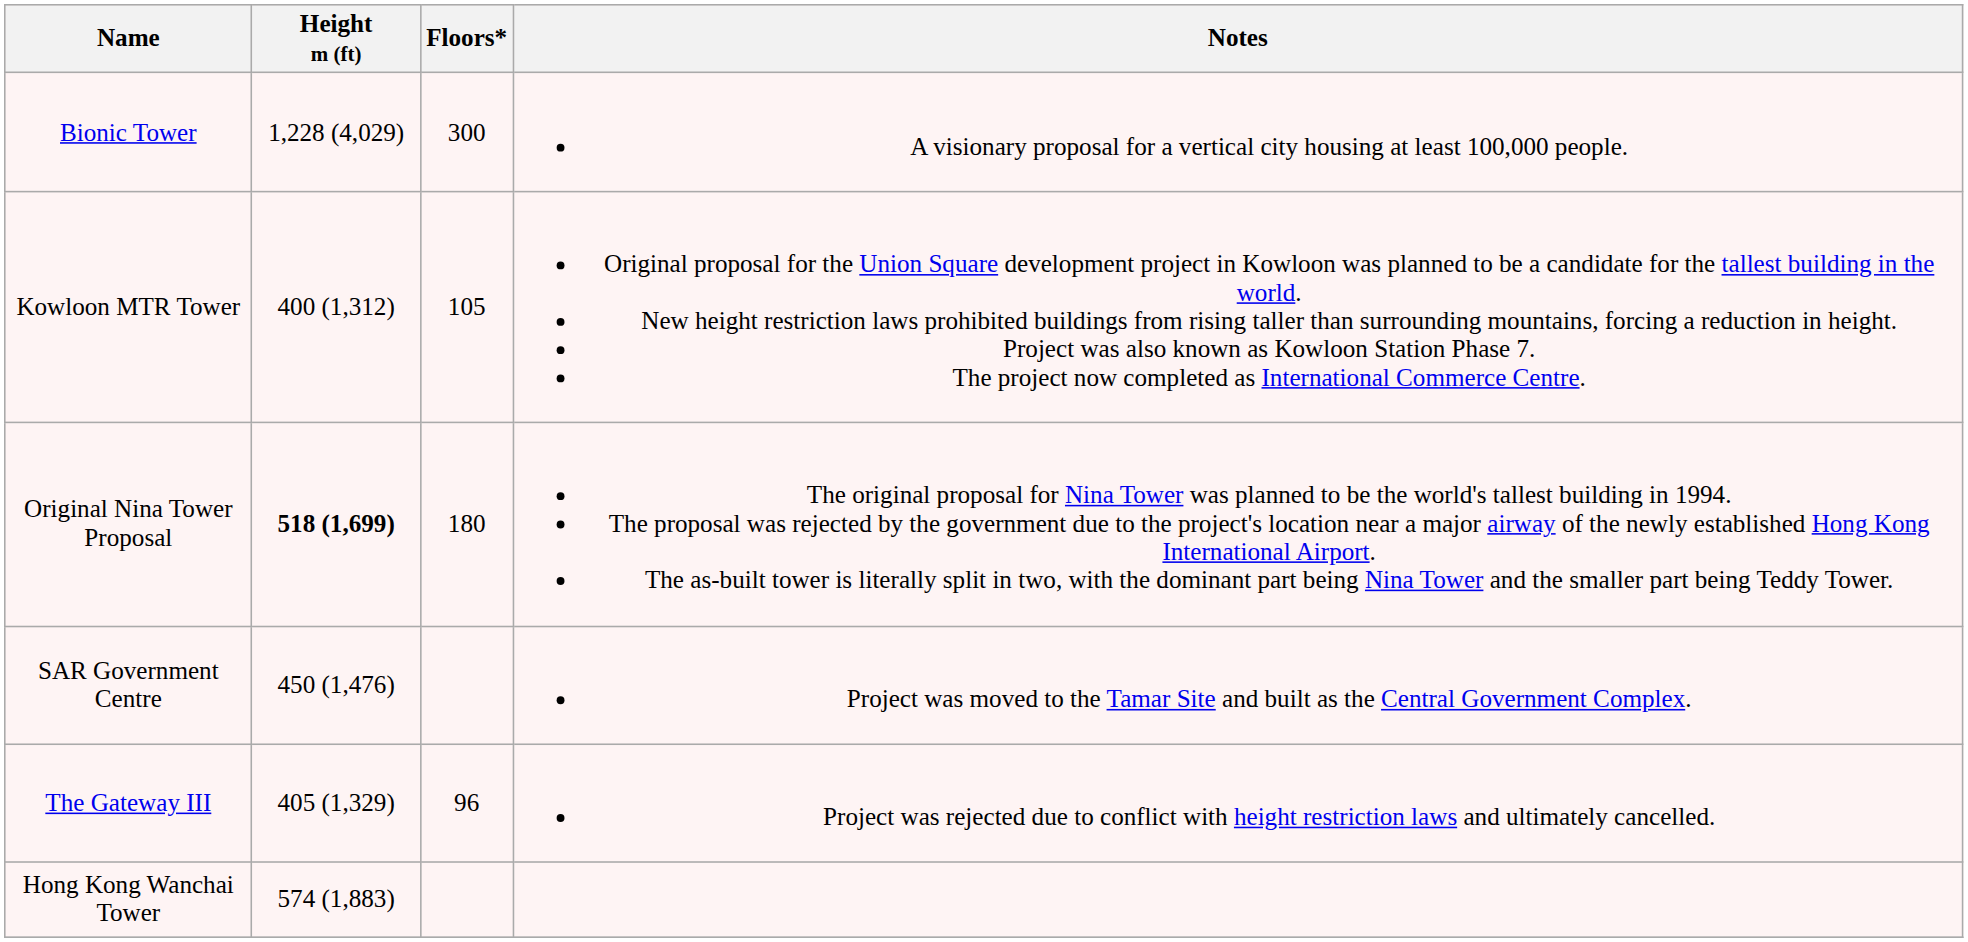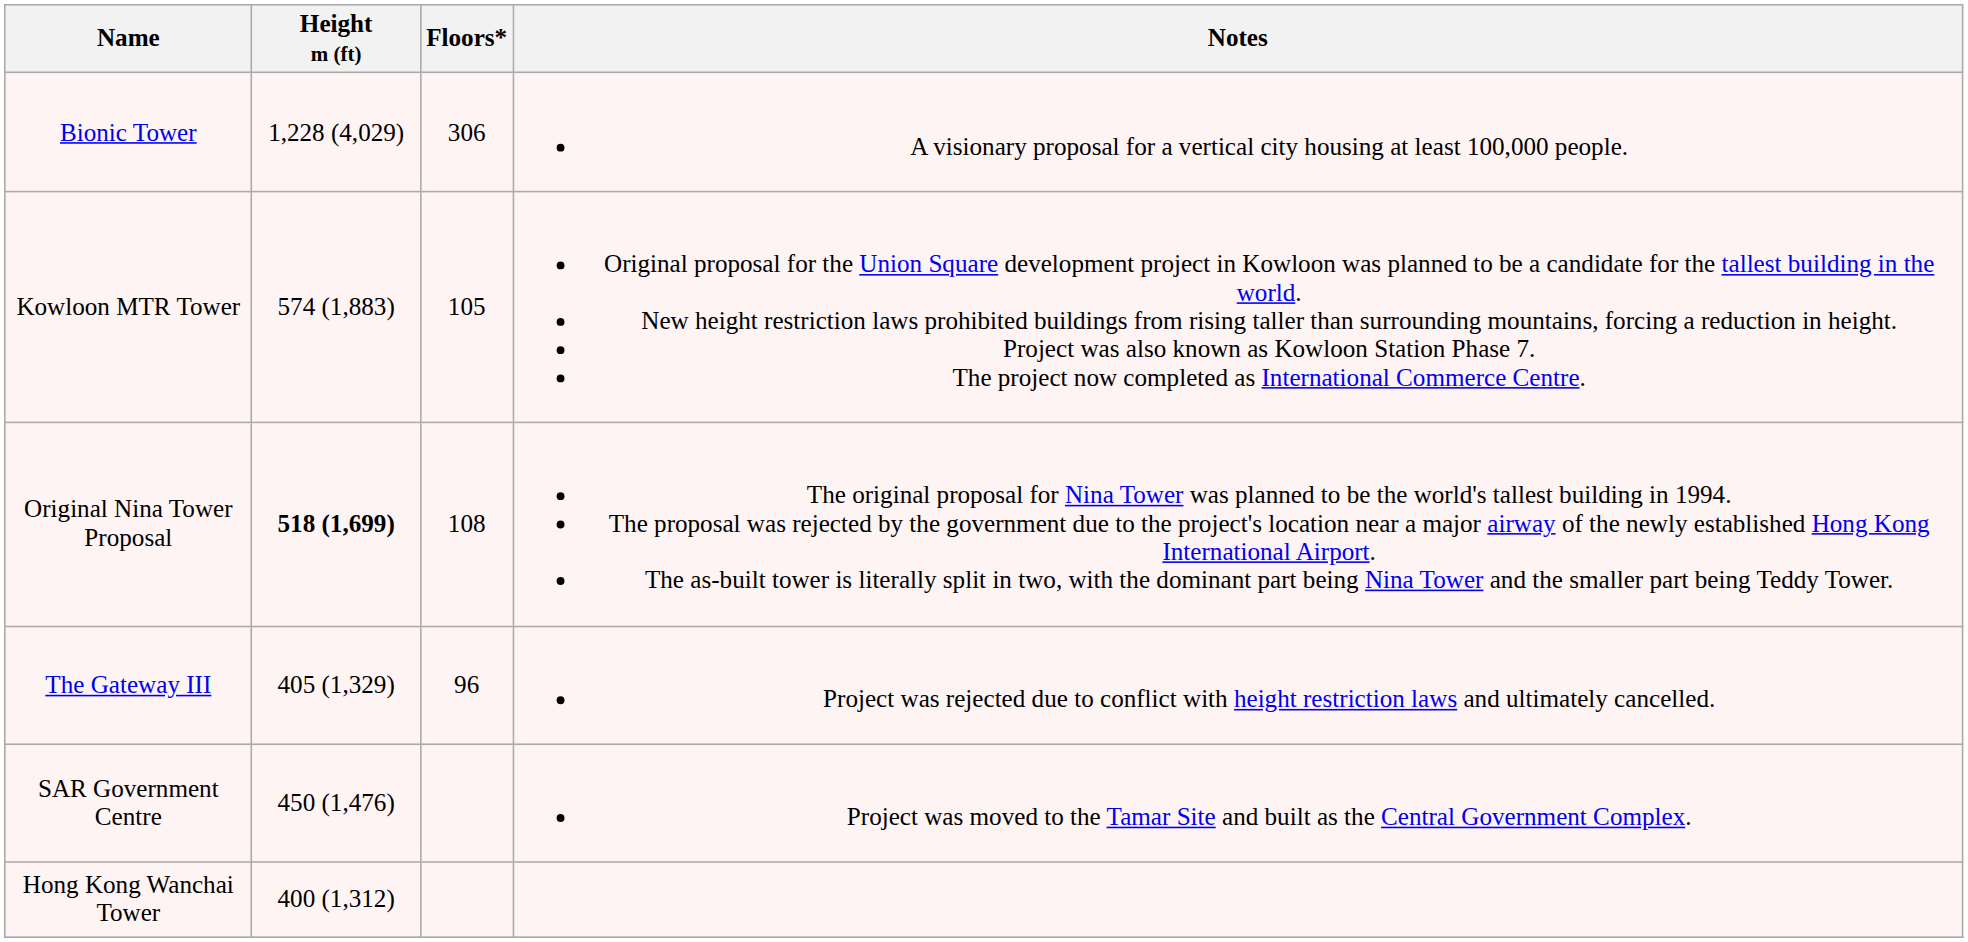(467, 131) 300 -> (467, 131) 306
(336, 306) 400 (1,312) -> (336, 306) 574 (1,883)
(467, 523) 180 -> (467, 523) 108
rows swapped: (128, 684) <-> (128, 802)
(336, 899) 574 (1,883) -> (336, 899) 400 (1,312)
